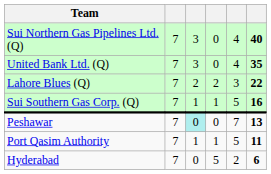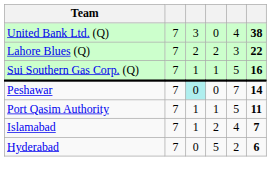- row: (83, 39)
(256, 64) 35 -> (256, 32) 38
(256, 122) 13 -> (256, 90) 14
+ row: (31, 128)
